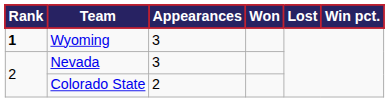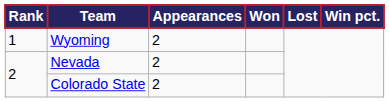(12, 40) bold -> (12, 40) normal
(156, 40) 3 -> (156, 40) 2
(156, 62) 3 -> (156, 62) 2
